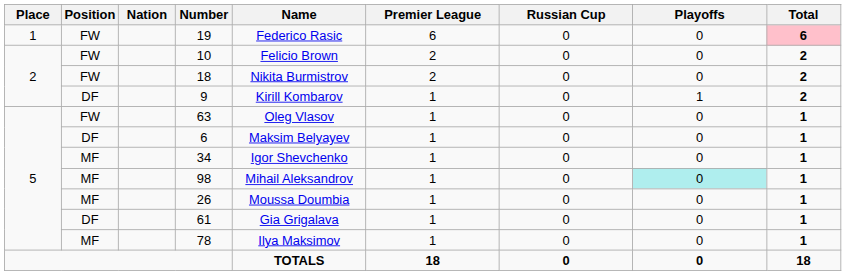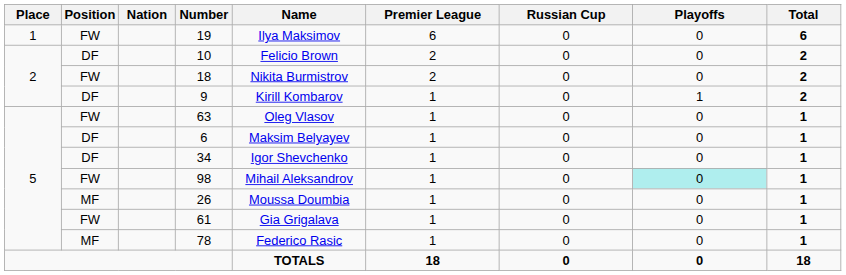(299, 35) Federico Rasic -> (299, 35) Ilya Maksimov
(803, 35) pink background -> (803, 35) no background
(90, 56) FW -> (90, 56) DF
(90, 158) MF -> (90, 158) DF
(90, 178) MF -> (90, 178) FW
(90, 219) DF -> (90, 219) FW
(299, 240) Ilya Maksimov -> (299, 240) Federico Rasic
